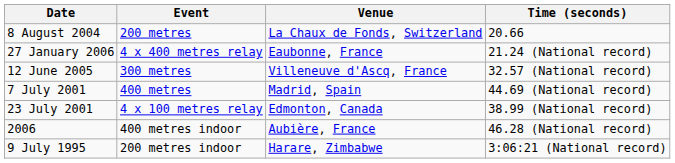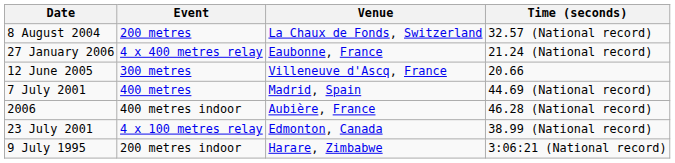(506, 34) 20.66 -> (570, 34) 32.57 (National record)
(570, 72) 32.57 (National record) -> (506, 72) 20.66
rows swapped: (22, 129) <-> (50, 110)
